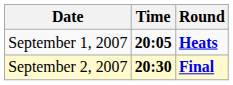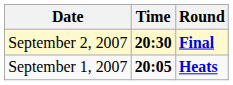rows swapped: (68, 42) <-> (68, 67)
